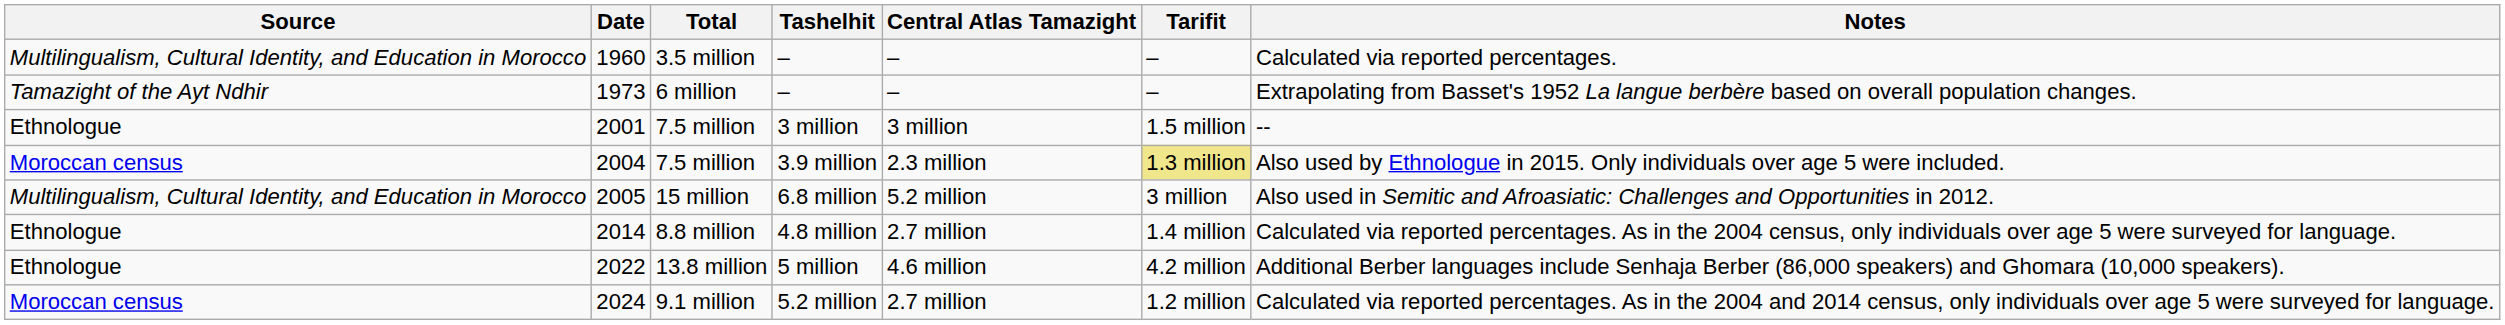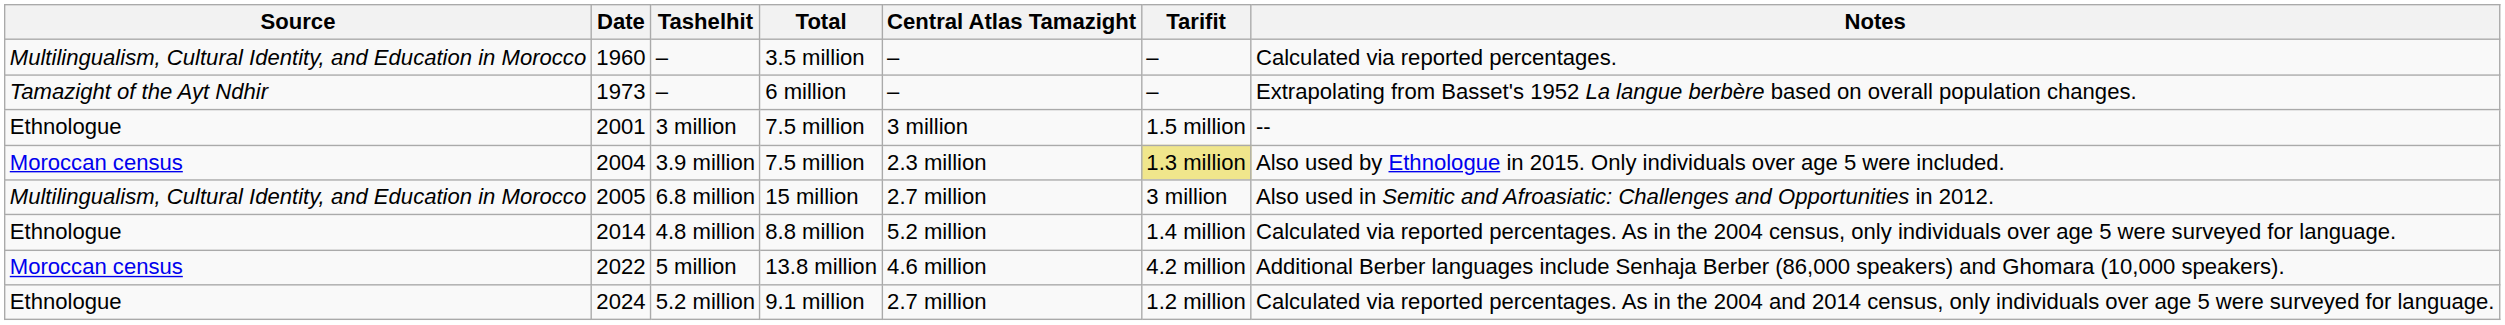columns swapped: (712, 22) <-> (827, 22)
(937, 197) 5.2 million -> (937, 197) 2.7 million
(937, 232) 2.7 million -> (937, 232) 5.2 million
(66, 267) Ethnologue -> (96, 267) Moroccan census
(96, 302) Moroccan census -> (66, 302) Ethnologue
